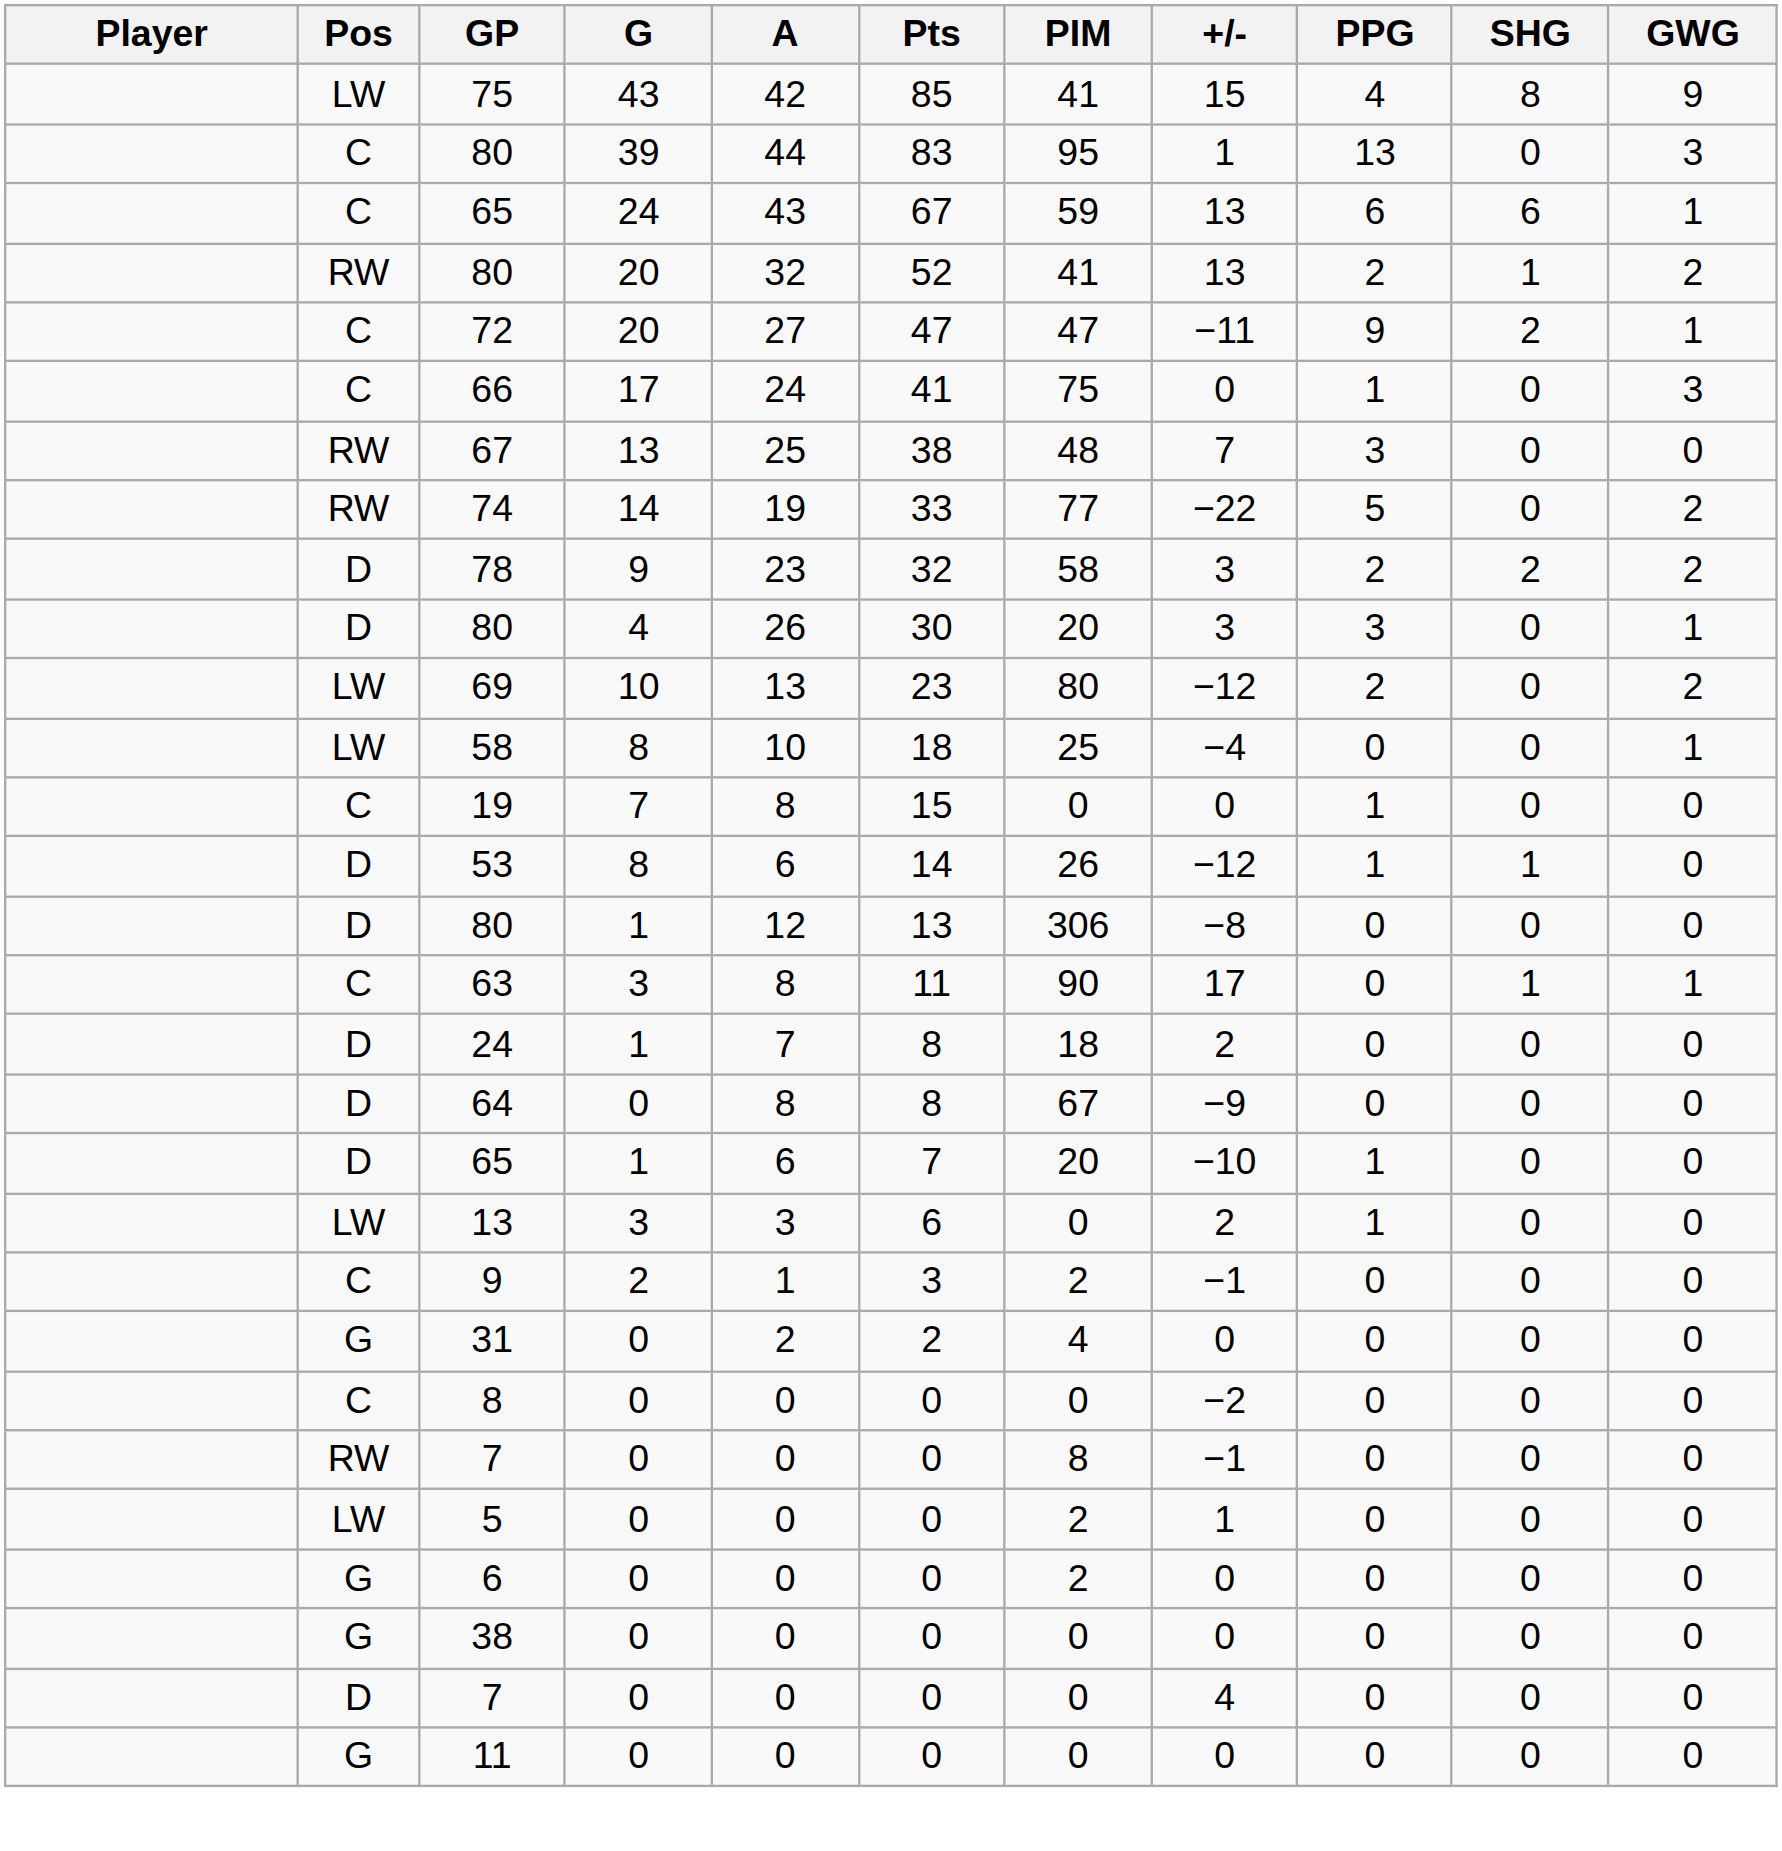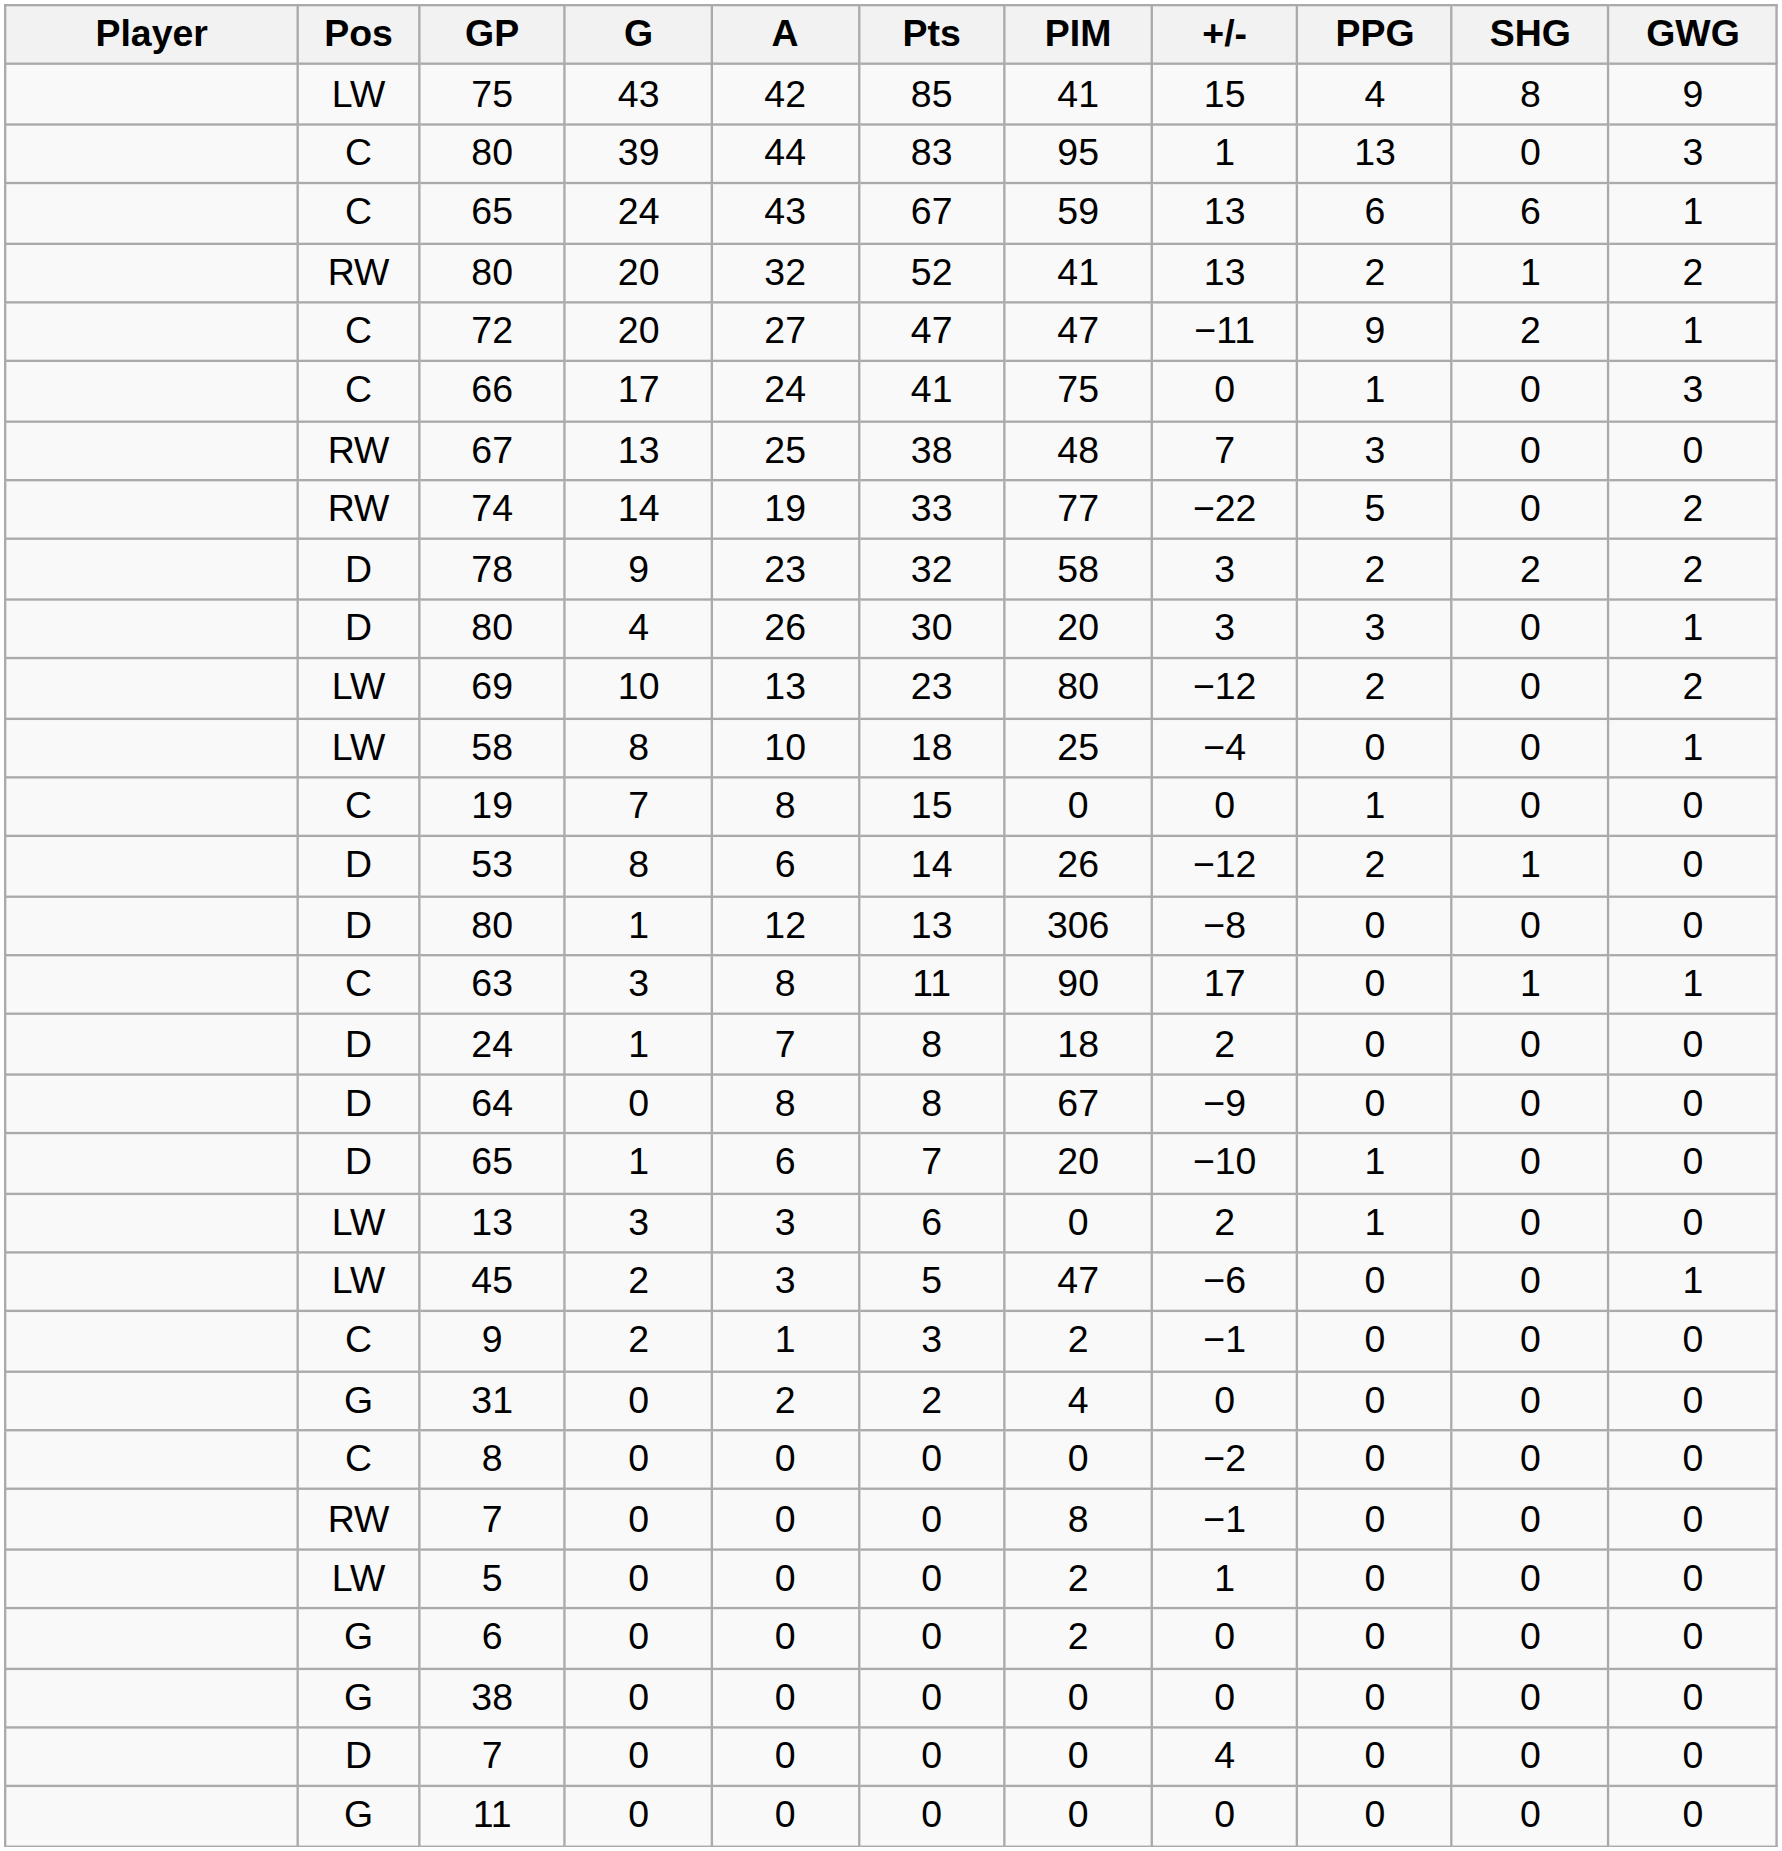(1375, 865) 1 -> (1375, 865) 2
+ row: (492, 1281)
